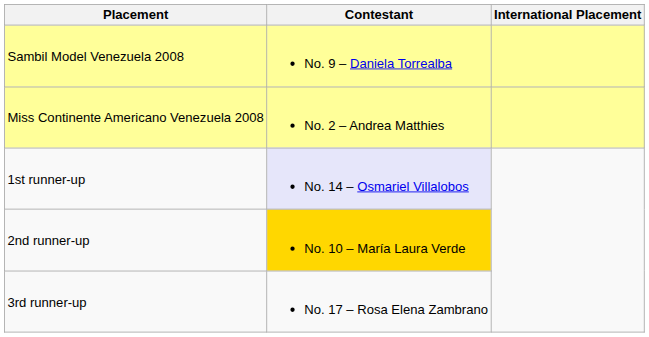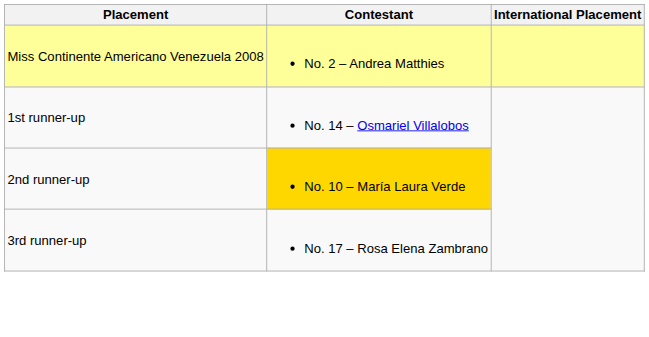- row: (96, 56)
(379, 186) lavender background -> (379, 125) no background
